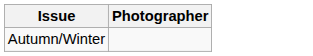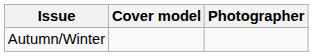+ column: (157, 16)
